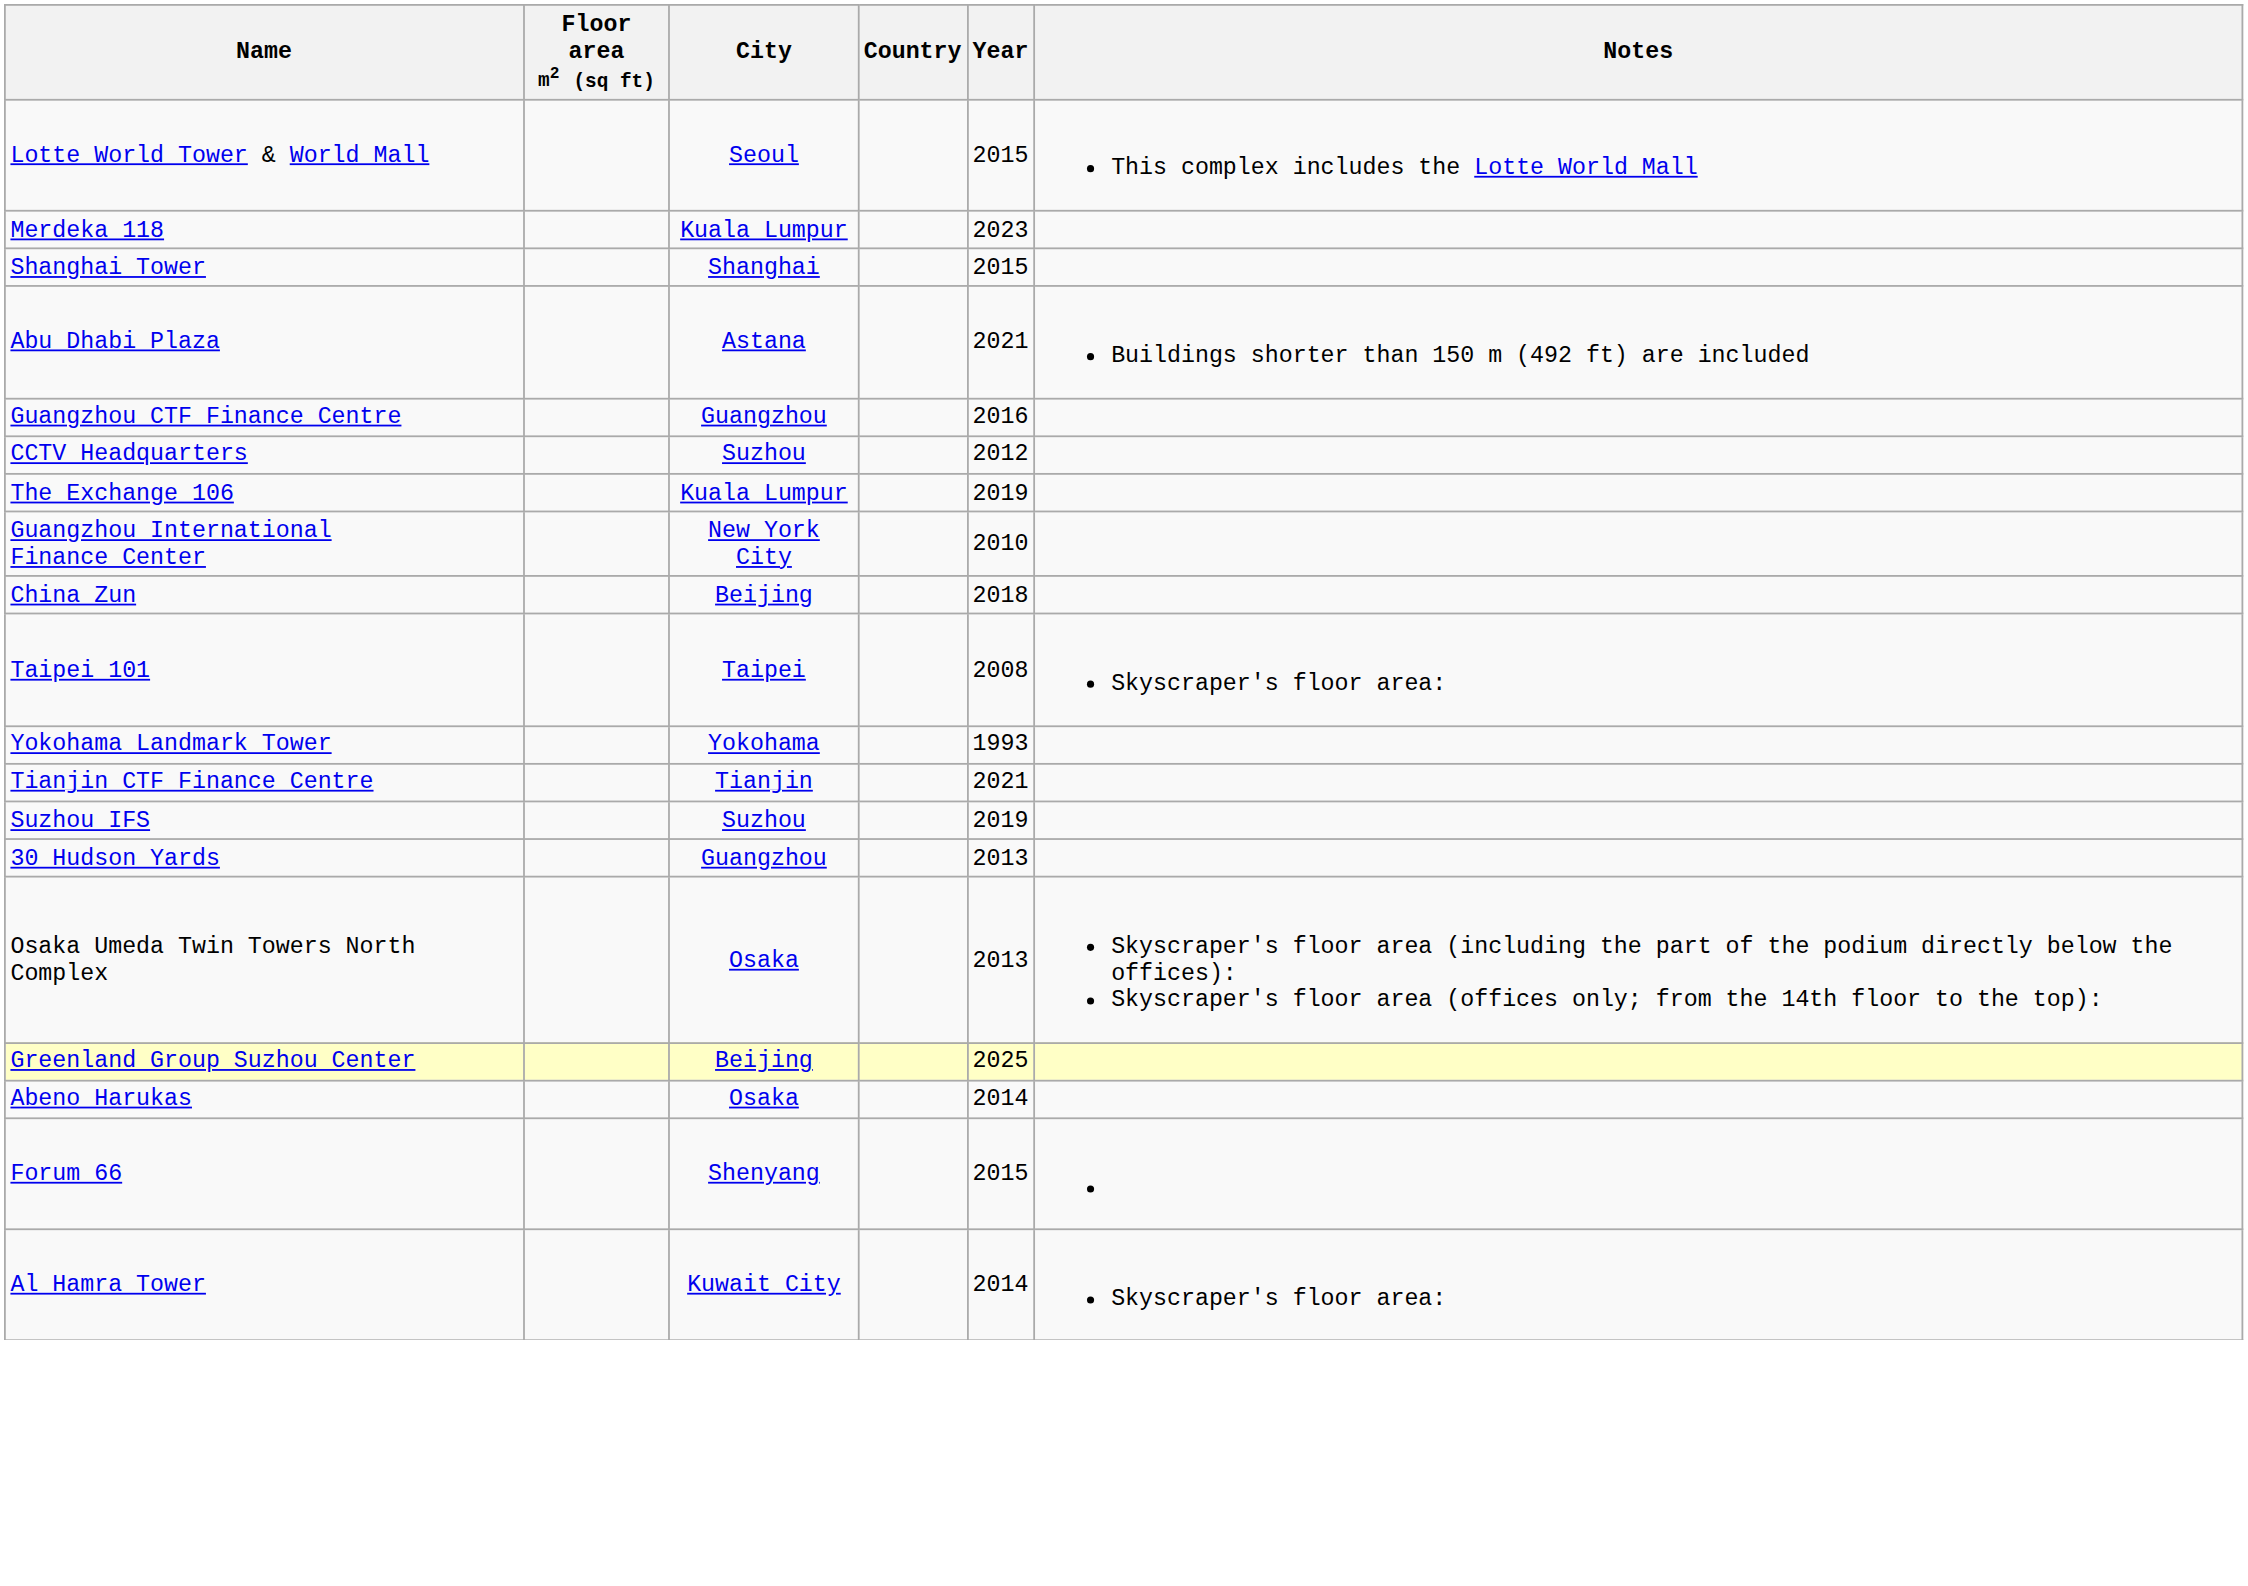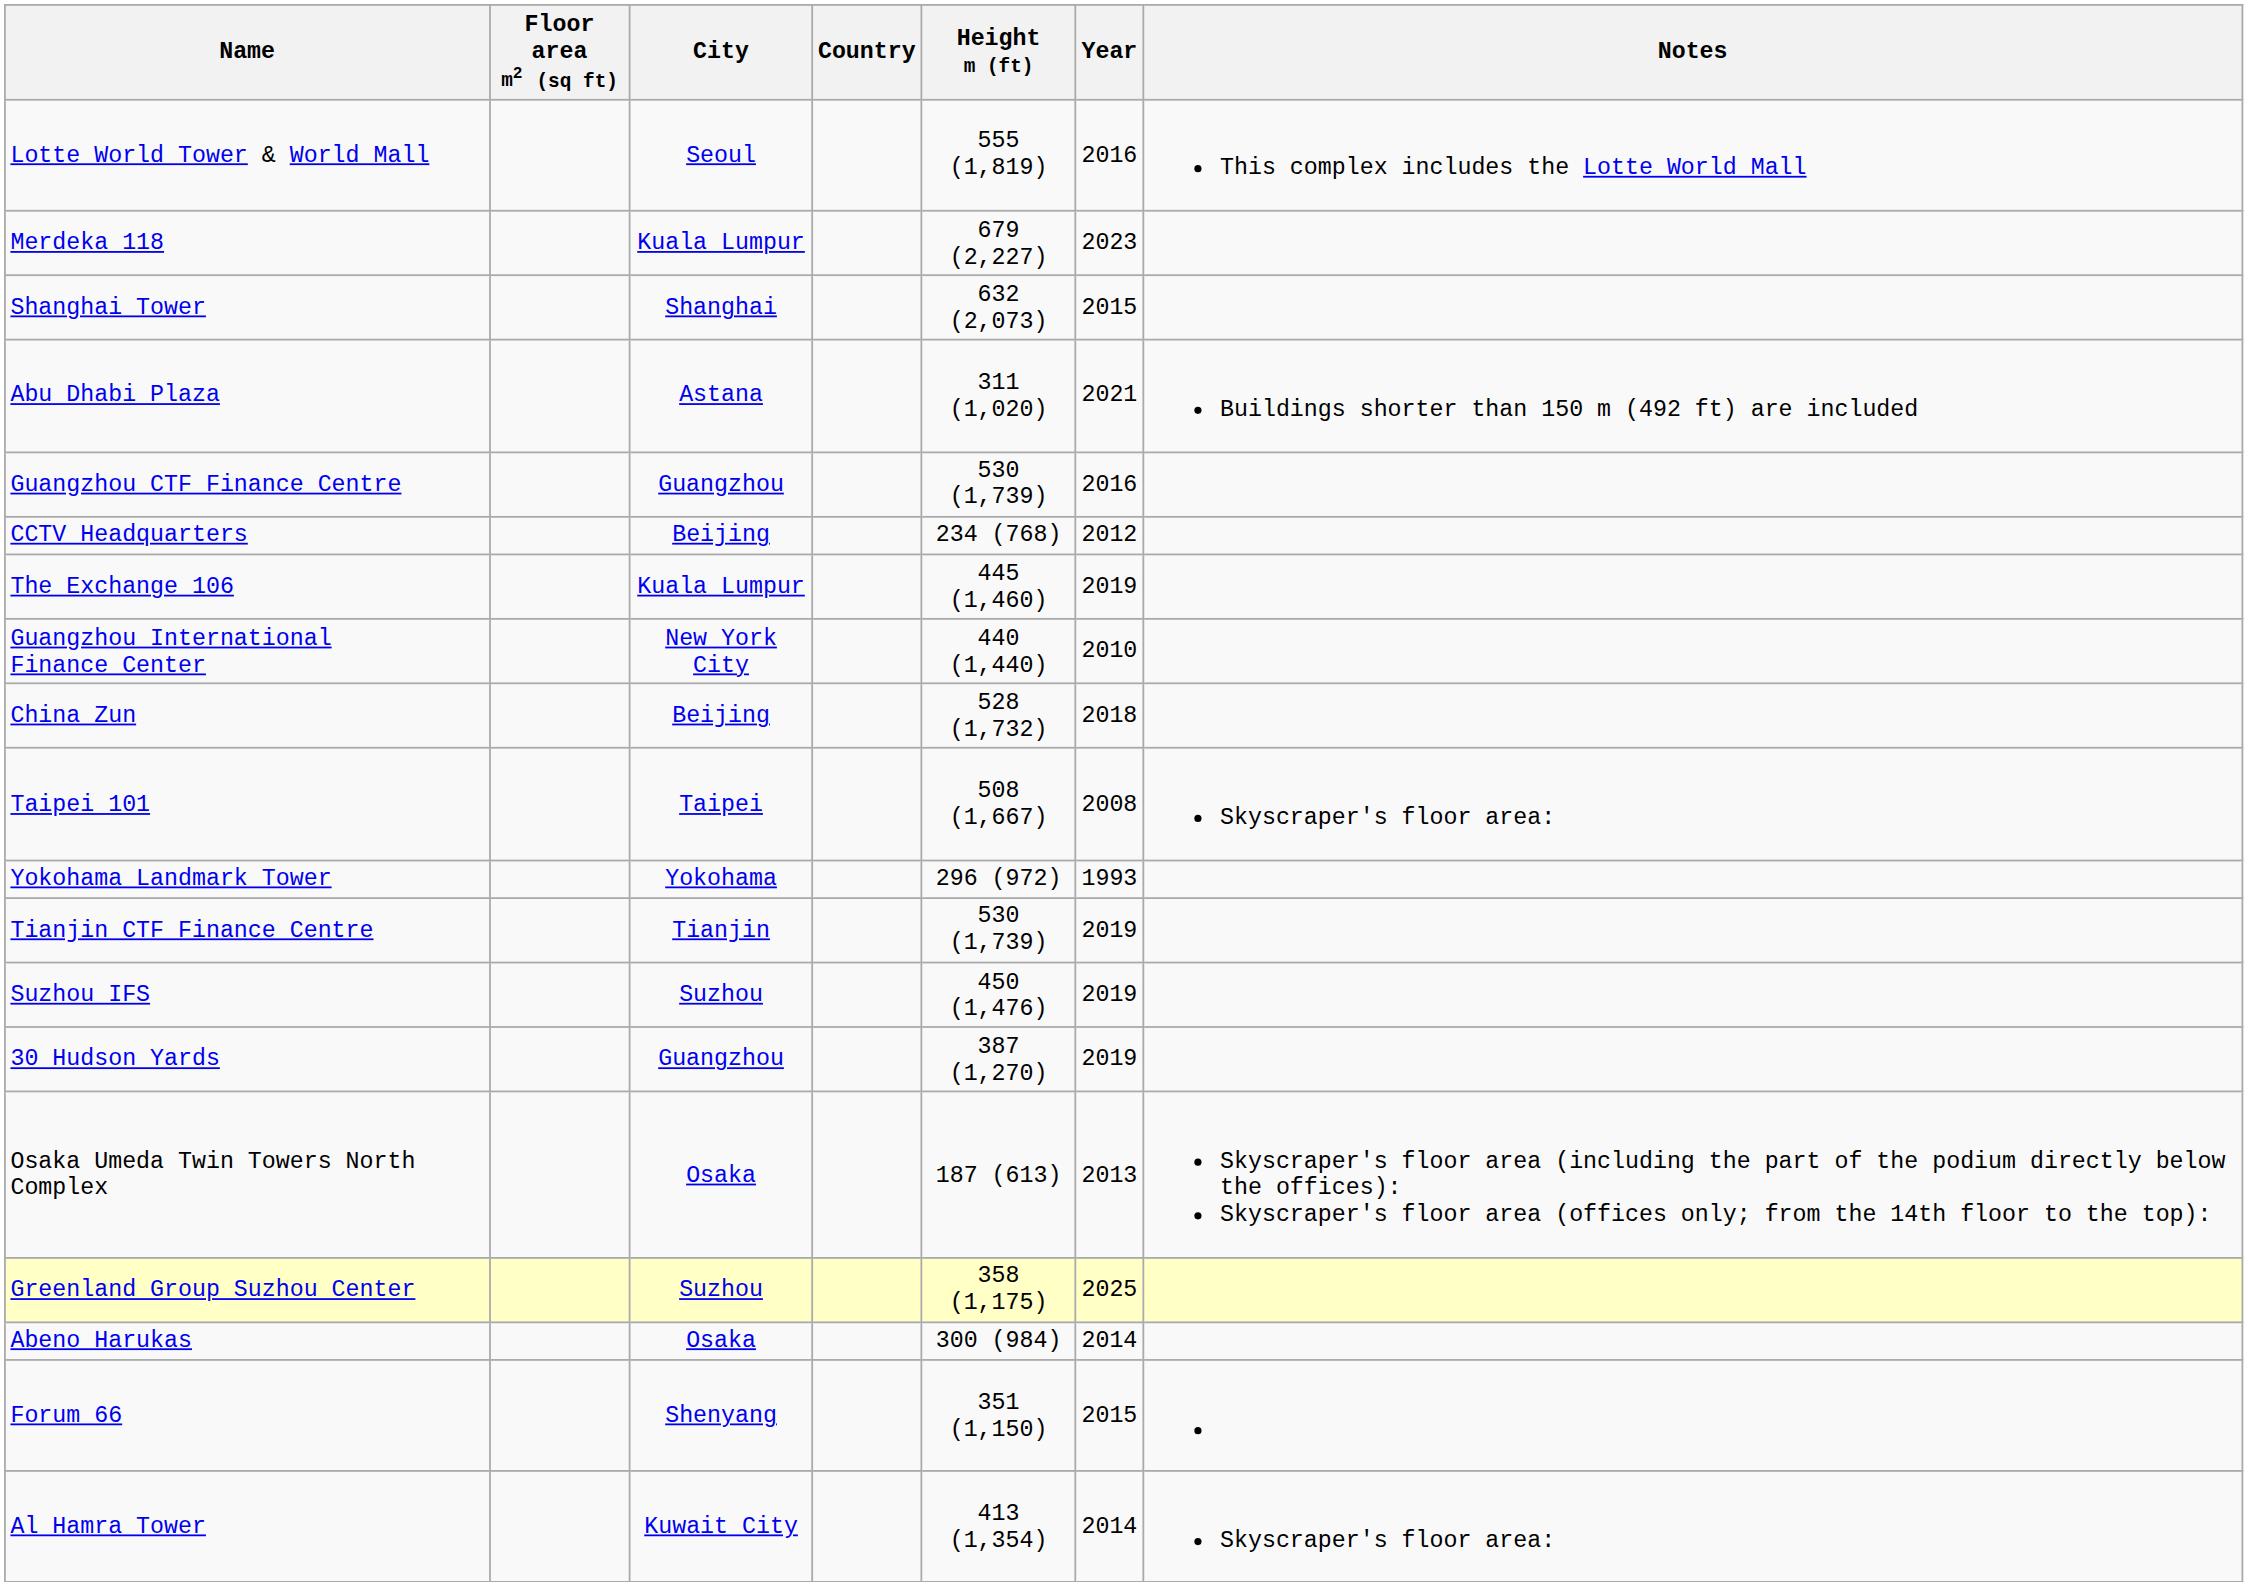+ column: (999, 51)
(1001, 155) 2015 -> (1109, 155) 2016
(764, 455) Suzhou -> (721, 535) Beijing
(1001, 783) 2021 -> (1109, 930) 2019
(1001, 858) 2013 -> (1109, 1060) 2019
(764, 1061) Beijing -> (721, 1290) Suzhou
